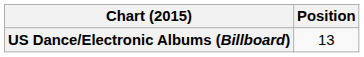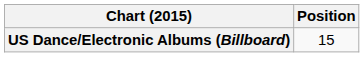(326, 39) 13 -> (326, 39) 15
